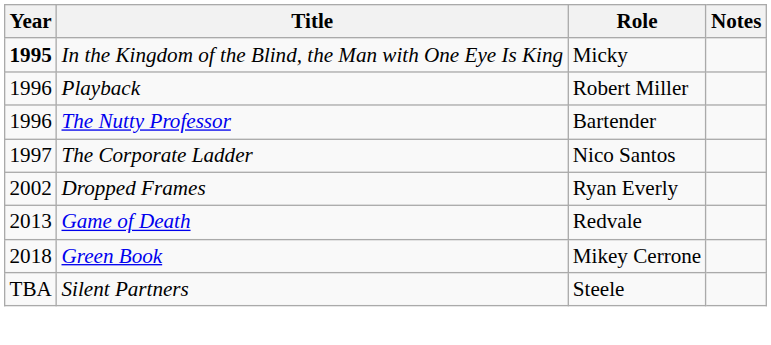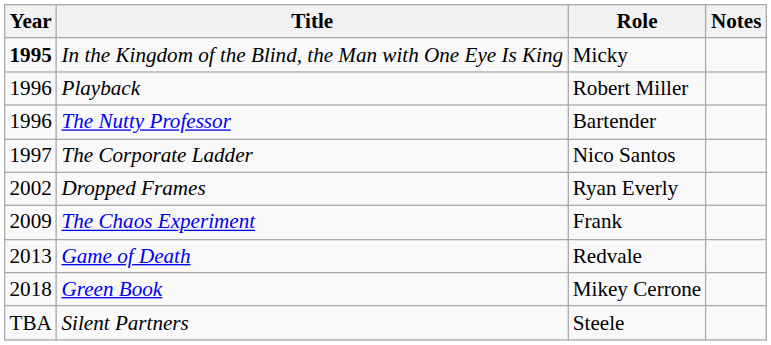+ row: (158, 222)
